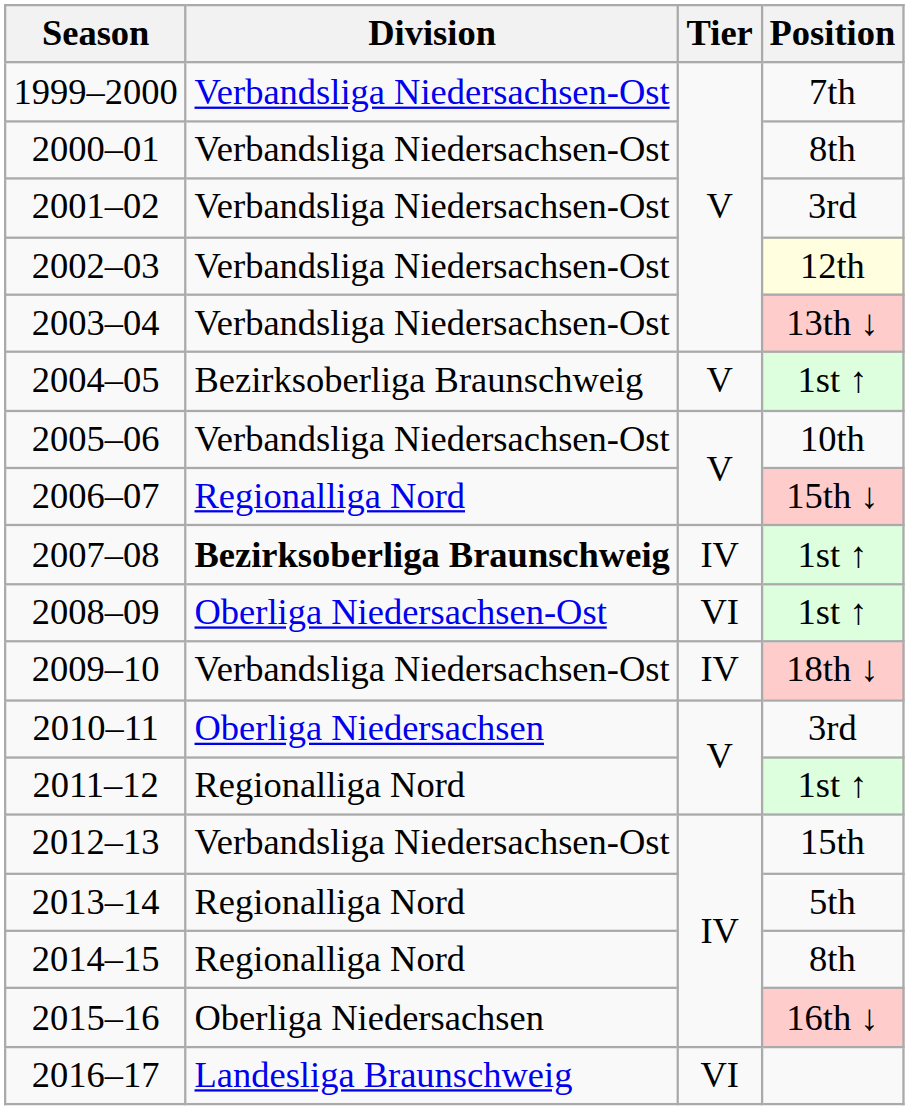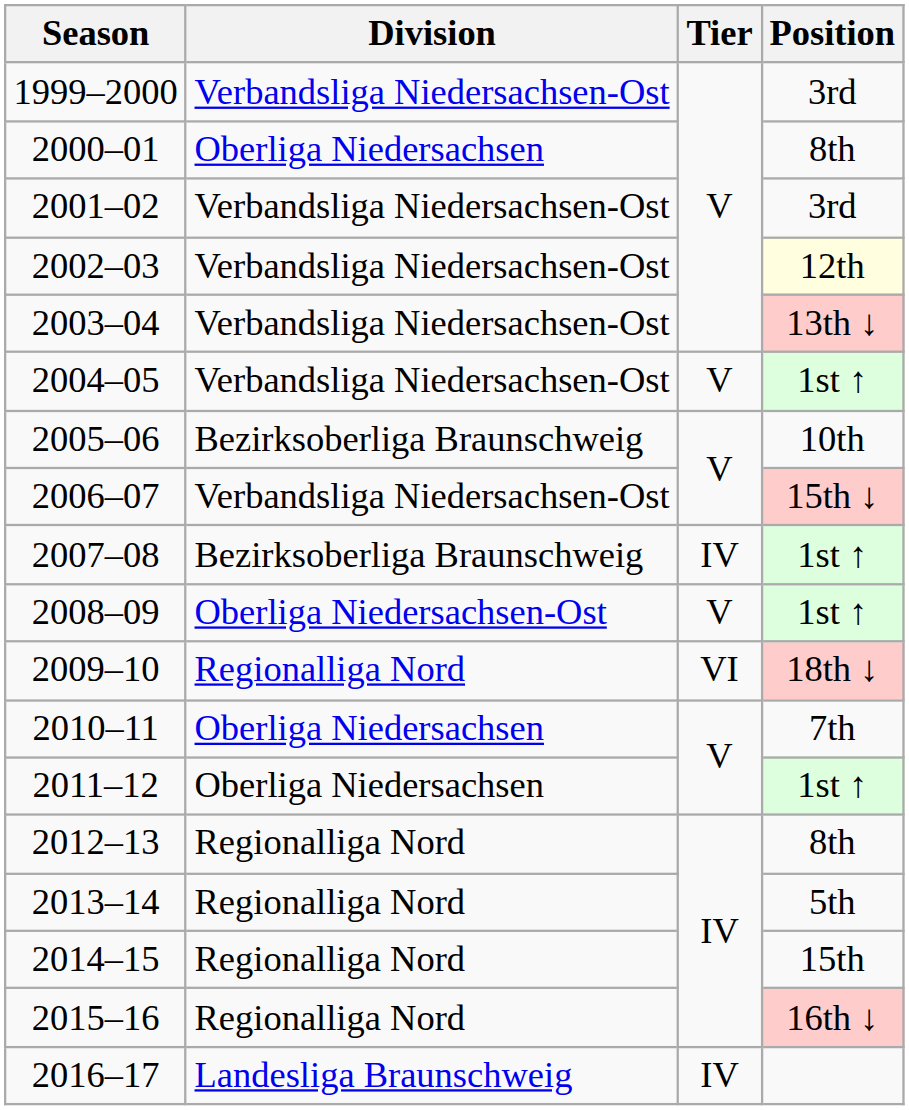(832, 91) 7th -> (832, 91) 3rd
(432, 149) Verbandsliga Niedersachsen-Ost -> (369, 149) Oberliga Niedersachsen
(419, 380) Bezirksoberliga Braunschweig -> (432, 380) Verbandsliga Niedersachsen-Ost
(432, 438) Verbandsliga Niedersachsen-Ost -> (419, 438) Bezirksoberliga Braunschweig
(330, 496) Regionalliga Nord -> (432, 496) Verbandsliga Niedersachsen-Ost
(432, 554) bold -> (419, 554) normal
(720, 611) VI -> (720, 611) V
(432, 669) Verbandsliga Niedersachsen-Ost -> (330, 669) Regionalliga Nord
(720, 669) IV -> (720, 669) VI
(832, 727) 3rd -> (832, 727) 7th
(330, 785) Regionalliga Nord -> (369, 785) Oberliga Niedersachsen
(432, 843) Verbandsliga Niedersachsen-Ost -> (330, 843) Regionalliga Nord
(832, 843) 15th -> (832, 843) 8th
(832, 959) 8th -> (832, 959) 15th
(369, 1016) Oberliga Niedersachsen -> (330, 1016) Regionalliga Nord
(720, 1074) VI -> (720, 1074) IV
